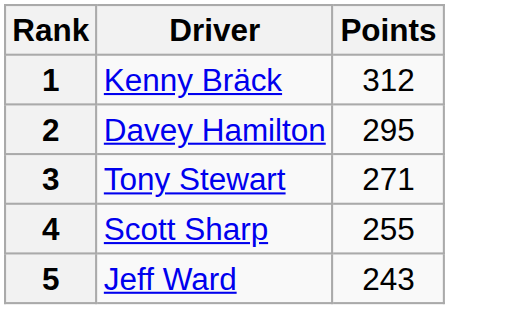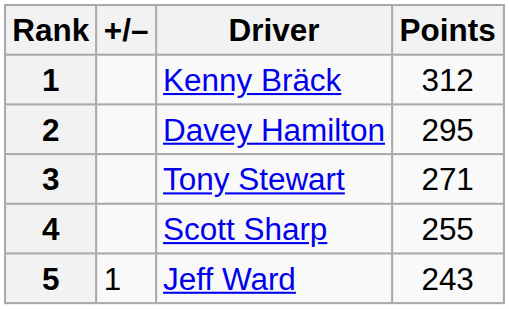+ column: (126, 30)
